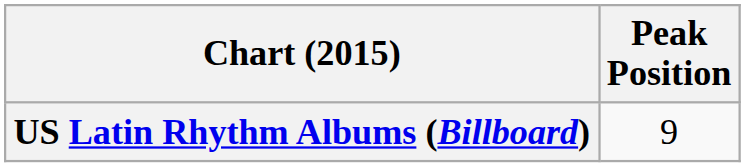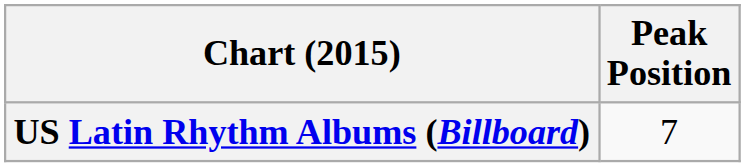(669, 131) 9 -> (669, 131) 7
